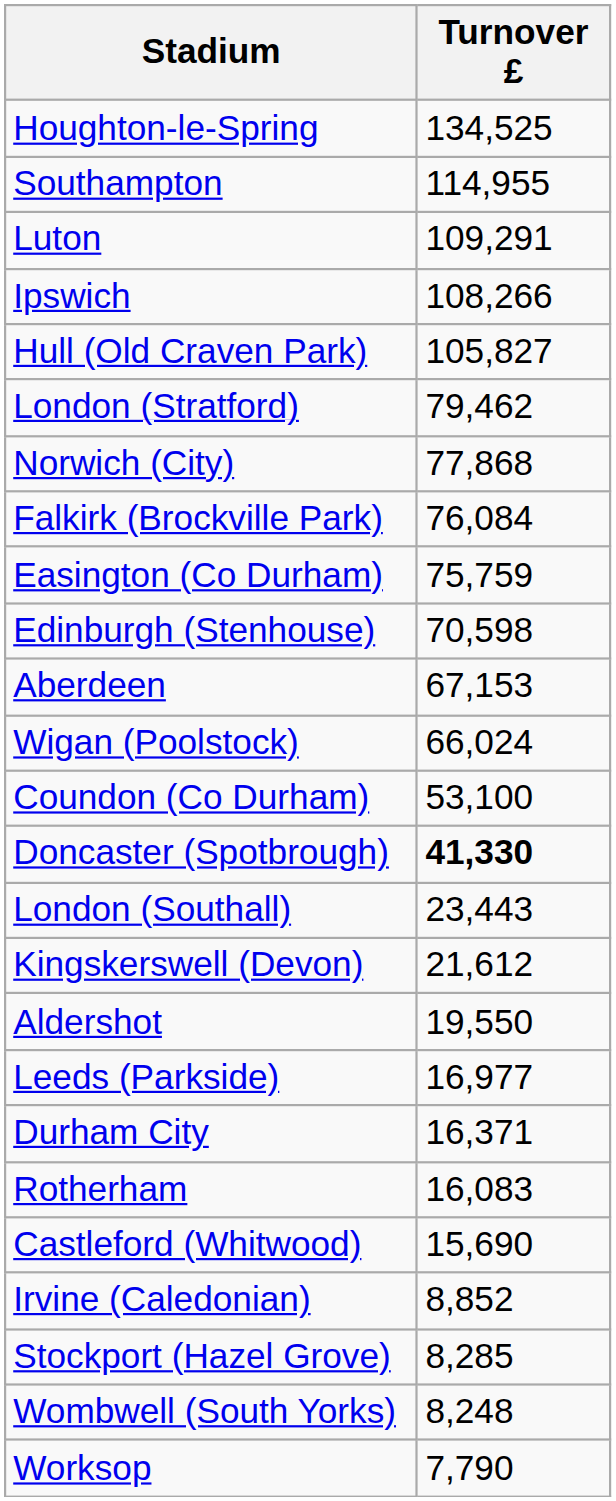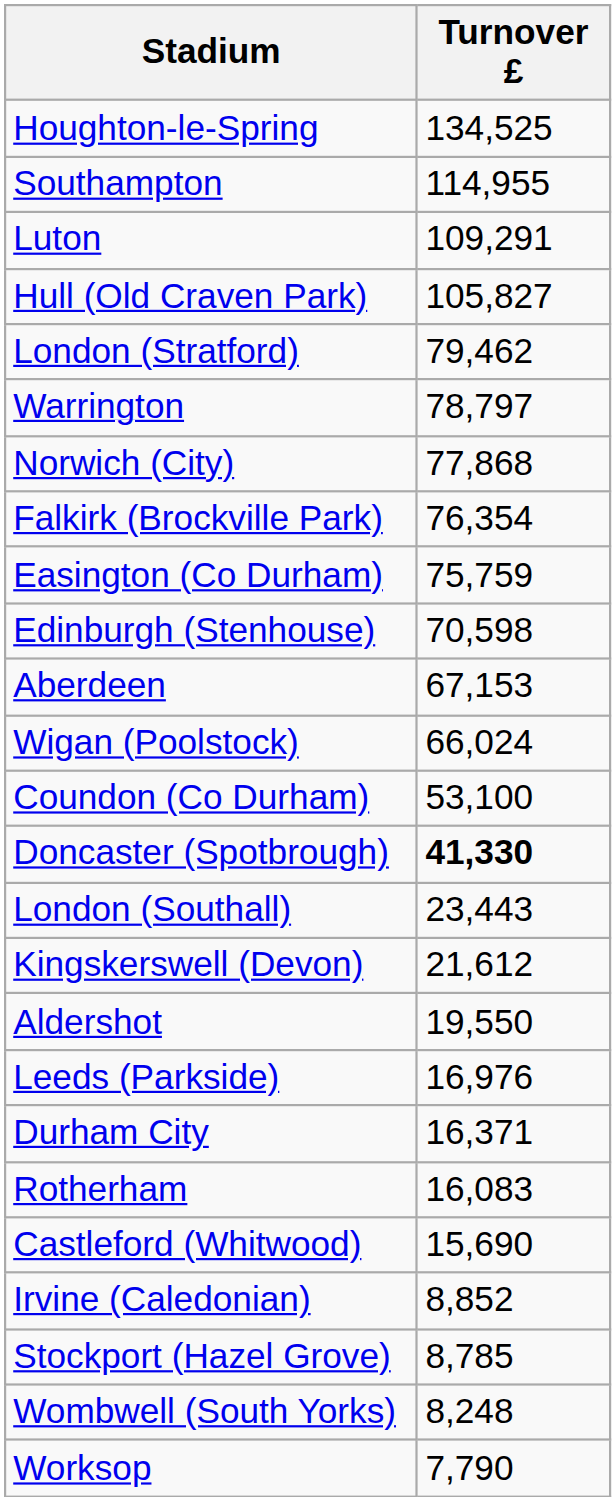- row: (72, 295)
+ row: (99, 406)
(479, 518) 76,084 -> (479, 518) 76,354
(479, 1076) 16,977 -> (479, 1076) 16,976
(469, 1355) 8,285 -> (469, 1355) 8,785
